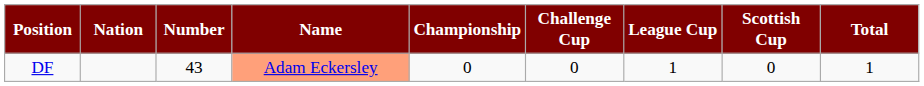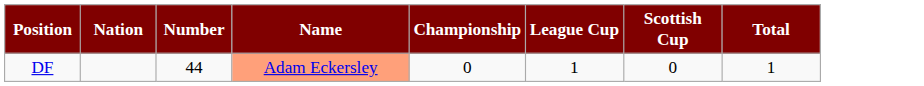- column: (574, 29)
(194, 67) 43 -> (194, 67) 44
